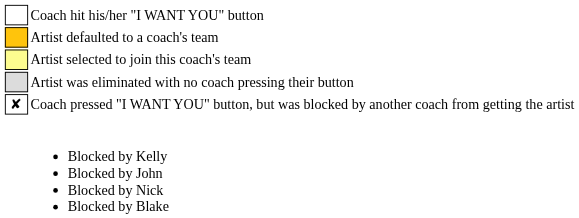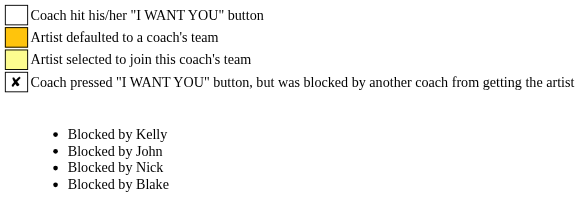- row: (192, 82)
